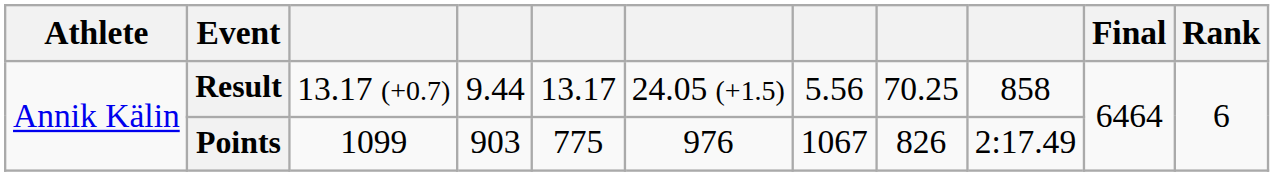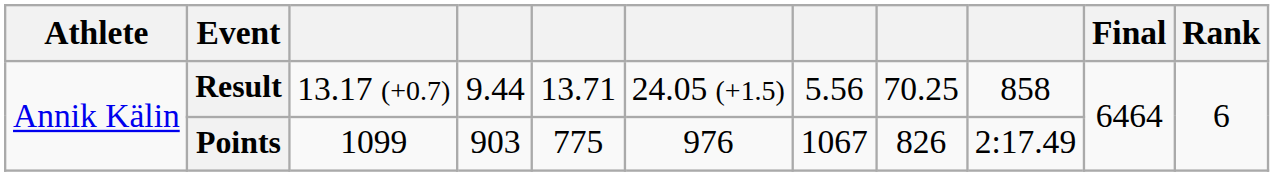(578, 87) 13.17 -> (578, 87) 13.71
